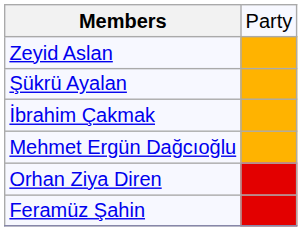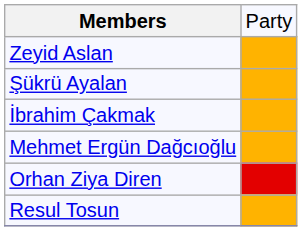- row: (77, 211)
+ row: (64, 211)
